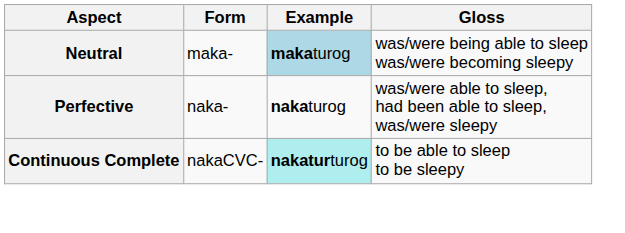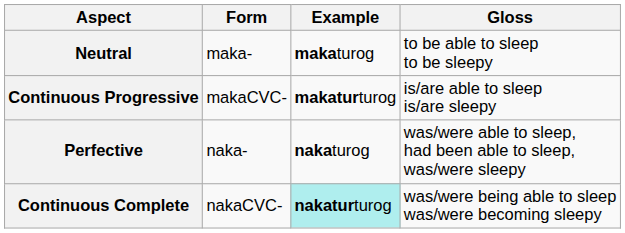(311, 52) lightblue background -> (334, 52) no background
(482, 52) was/were being able to sleep was/were becoming sleepy -> (471, 52) to be able to sleep to be sleepy
+ row: (104, 97)
(443, 160) to be able to sleep to be sleepy -> (510, 205) was/were being able to sleep was/were becoming sleepy
